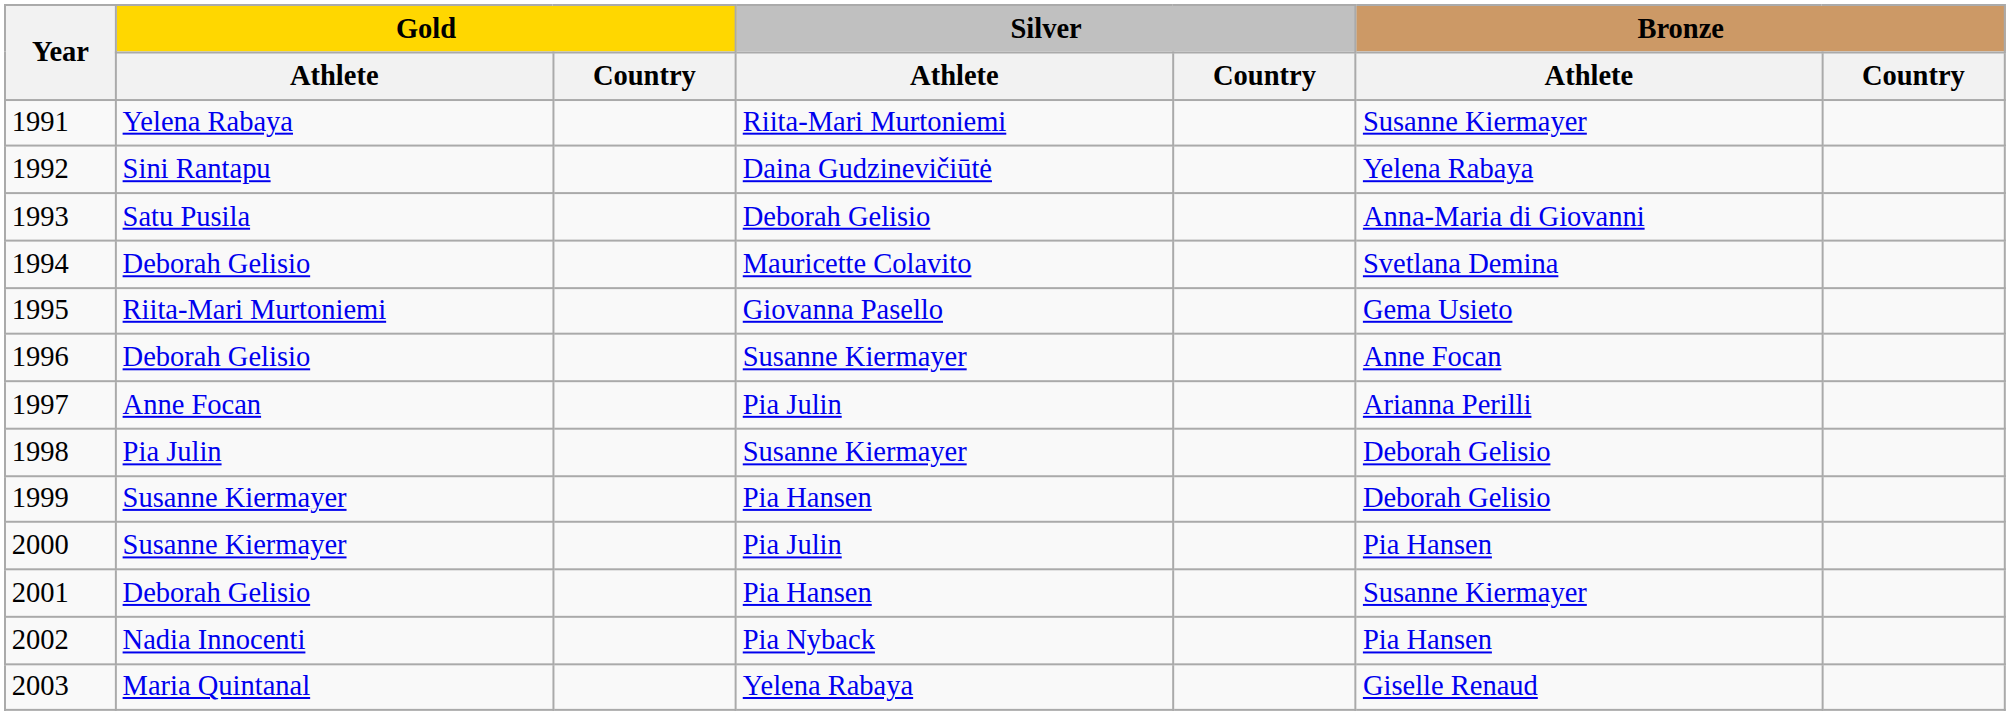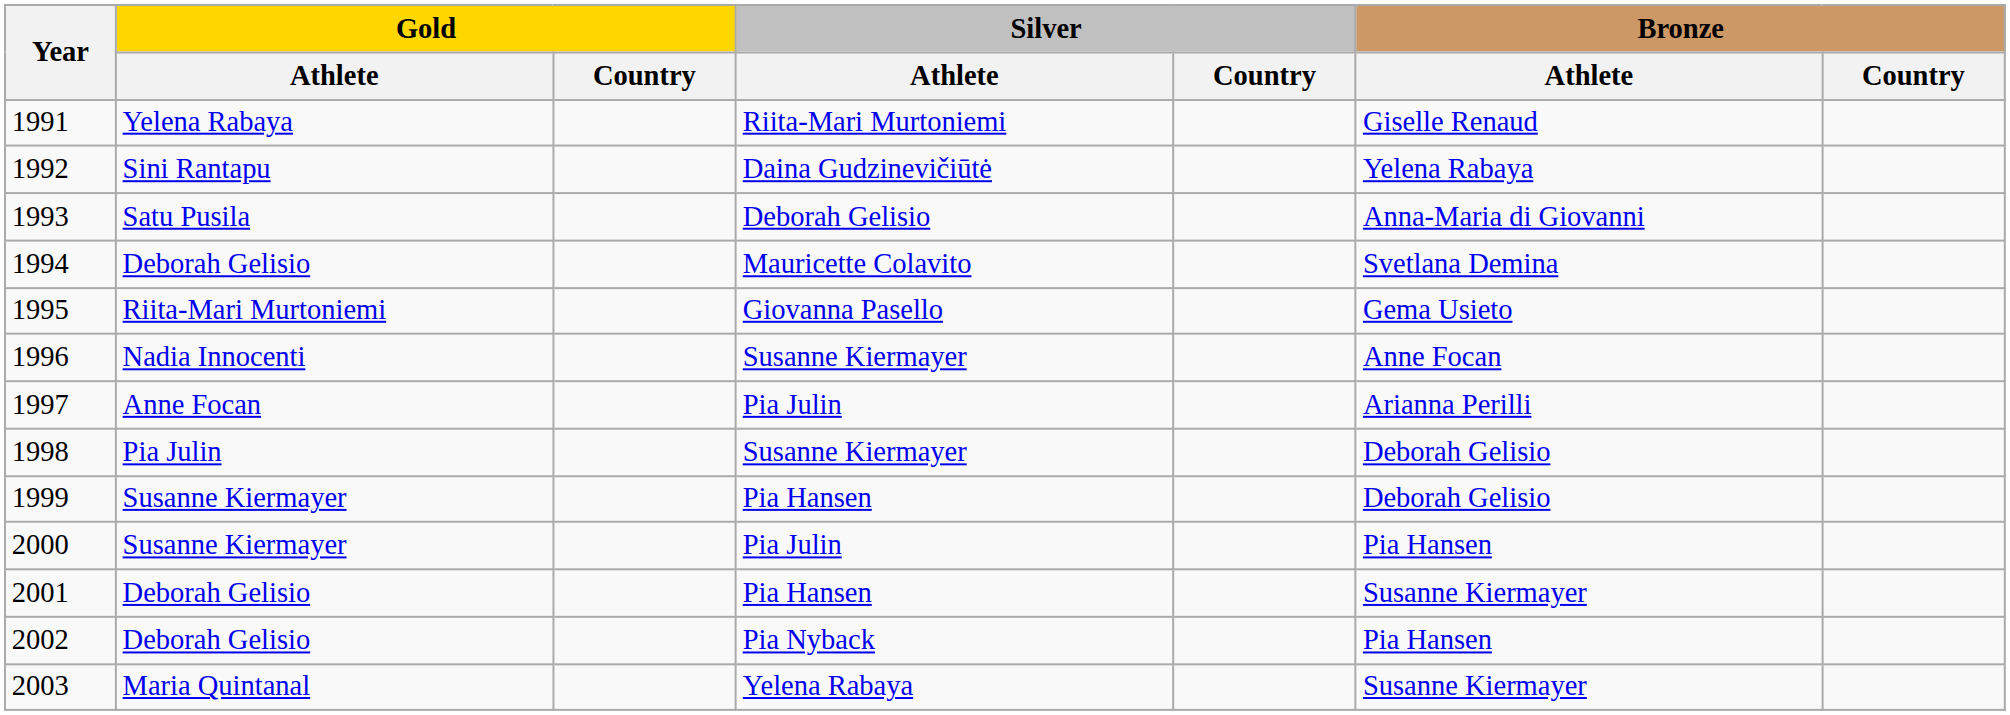(1475, 122) Susanne Kiermayer -> (1450, 122) Giselle Renaud
(216, 357) Deborah Gelisio -> (214, 357) Nadia Innocenti
(214, 639) Nadia Innocenti -> (216, 639) Deborah Gelisio
(1450, 686) Giselle Renaud -> (1475, 686) Susanne Kiermayer
